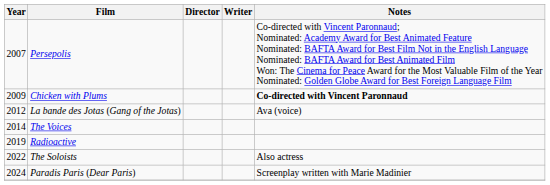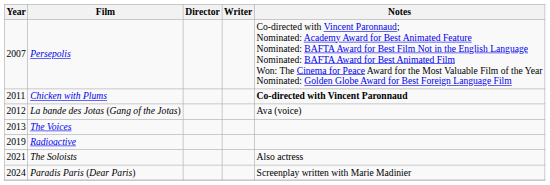(16, 96) 2009 -> (16, 96) 2011
(16, 127) 2014 -> (16, 127) 2013
(16, 157) 2022 -> (16, 157) 2021
